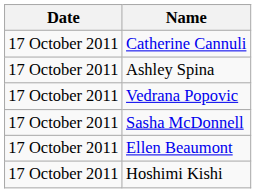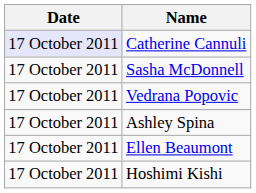(63, 43) no background -> (63, 43) lavender background
rows swapped: (170, 69) <-> (185, 122)
